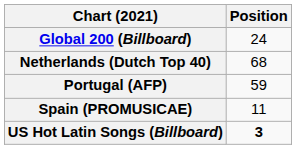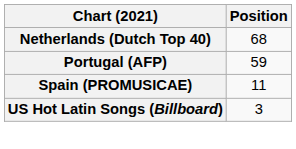- row: (115, 39)
(259, 132) bold -> (259, 109) normal
